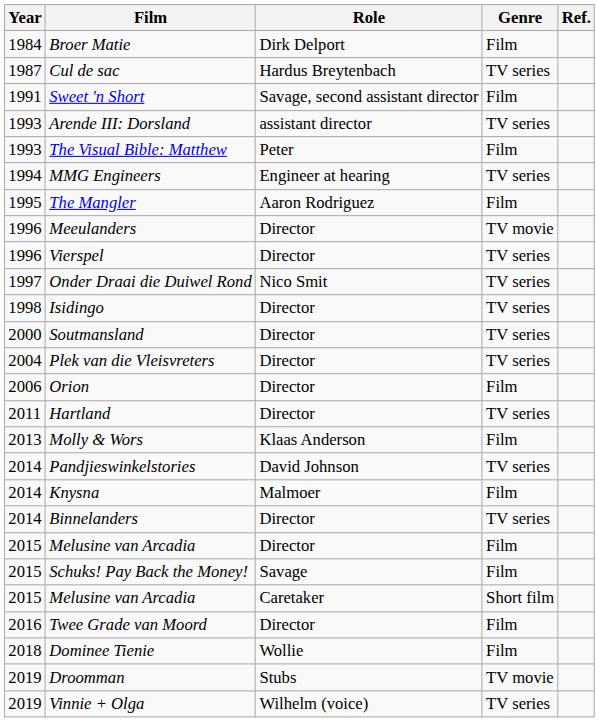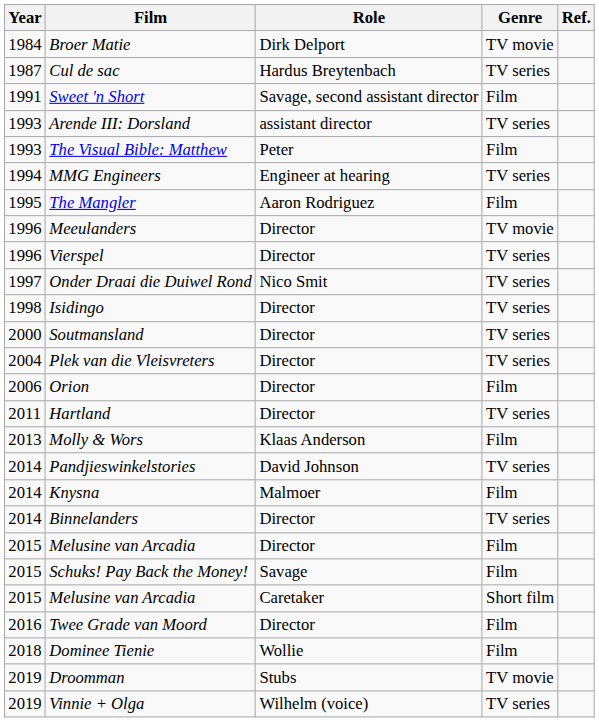(502, 44) Film -> (520, 44) TV movie
